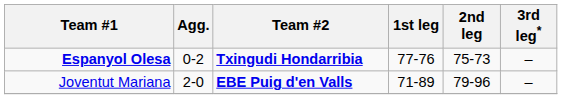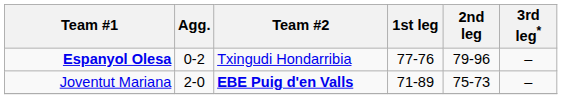(289, 59) bold -> (284, 59) normal
(472, 59) 75-73 -> (471, 59) 79-96
(472, 82) 79-96 -> (471, 82) 75-73
